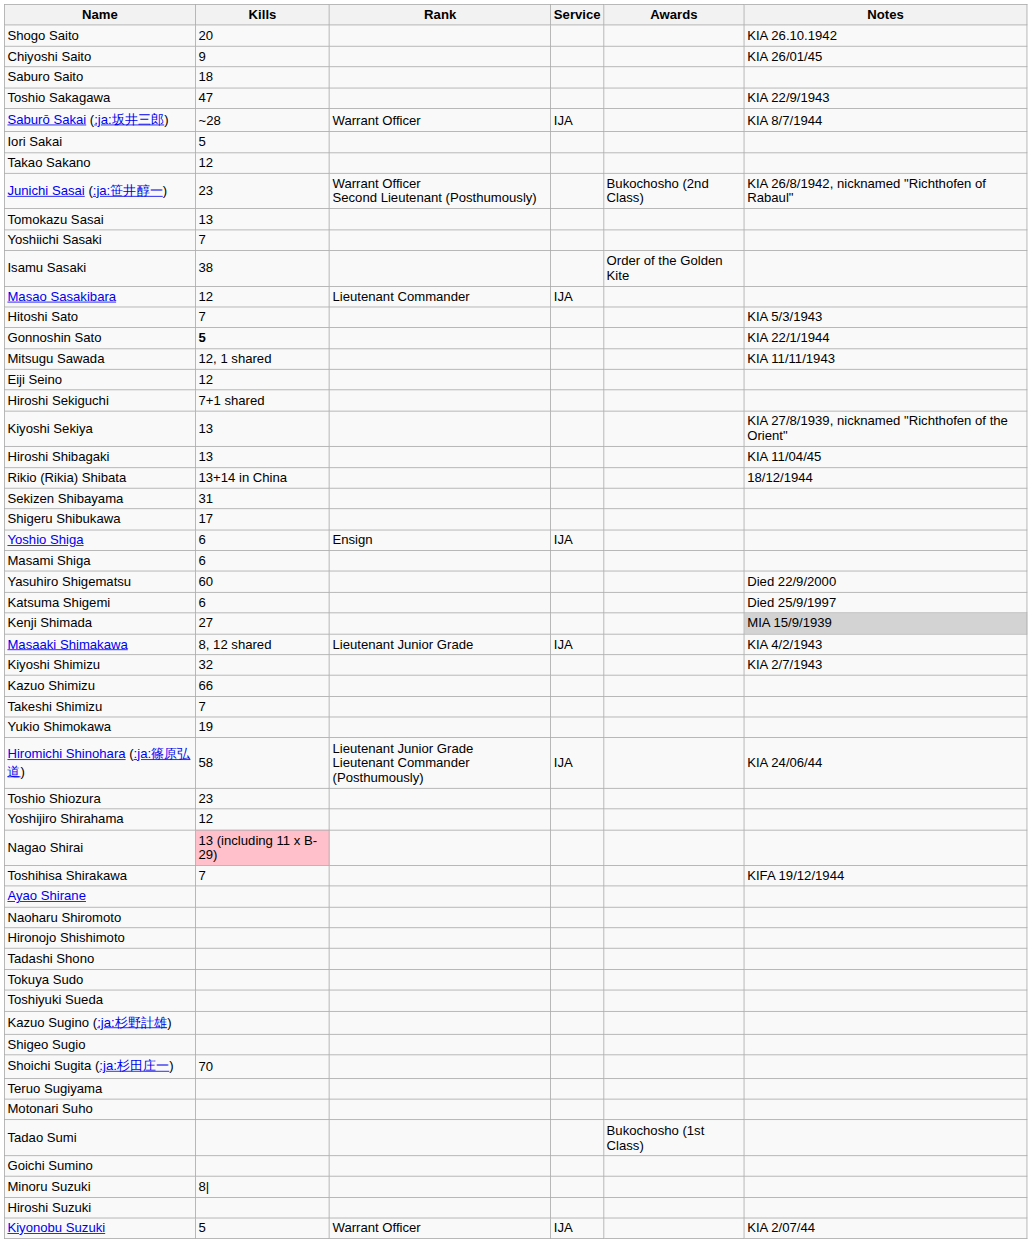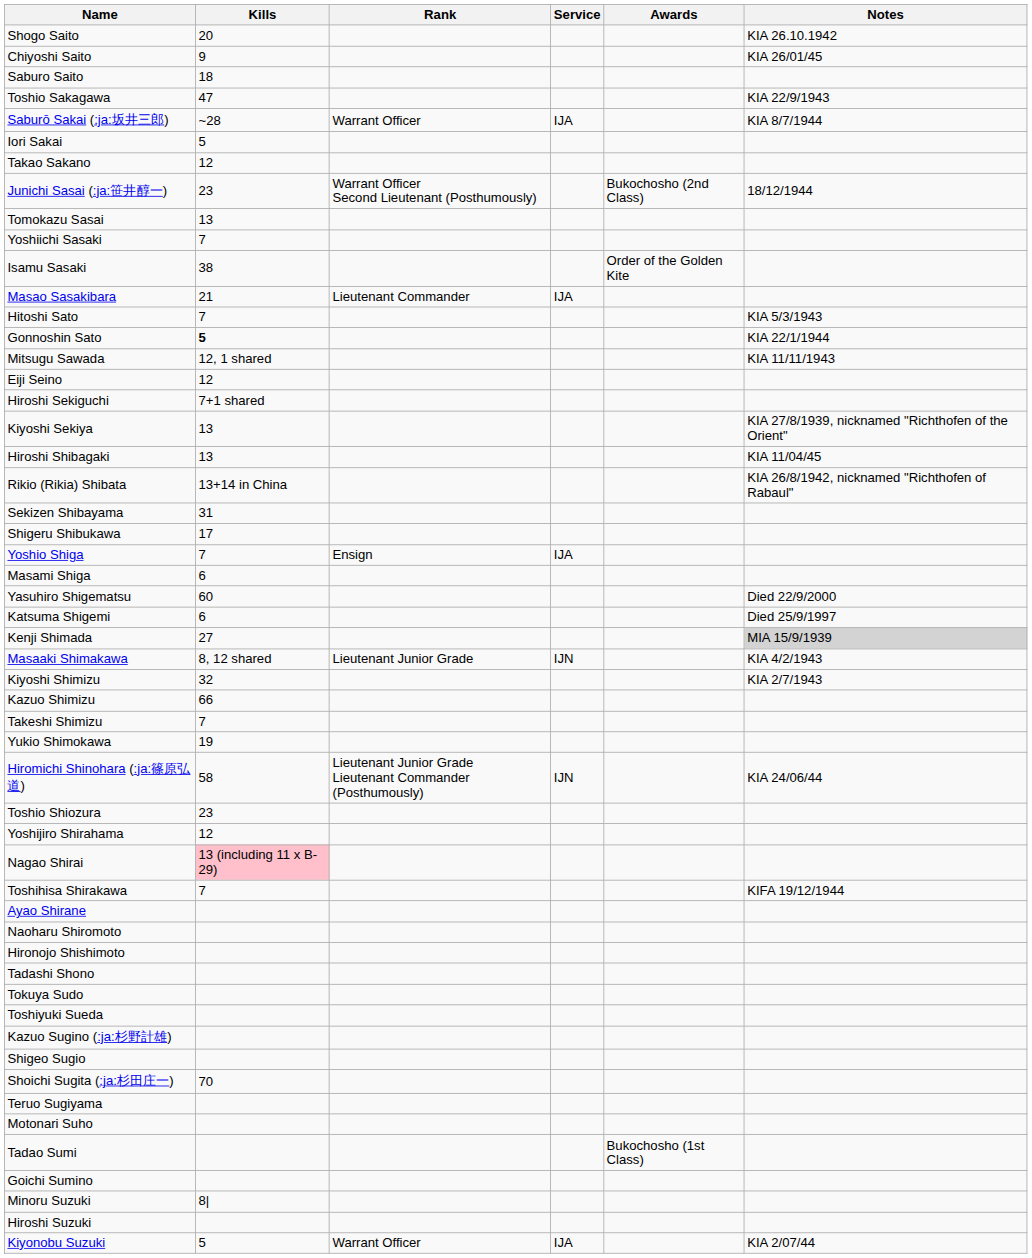(867, 191) KIA 26/8/1942, nicknamed "Richthofen of Rabaul" -> (780, 191) 18/12/1944
(206, 296) 12 -> (206, 296) 21
(780, 477) 18/12/1944 -> (867, 485) KIA 26/8/1942, nicknamed "Richthofen of Rabaul"
(202, 540) 6 -> (202, 554) 7
(563, 644) IJA -> (564, 659) IJN
(563, 763) IJA -> (564, 777) IJN
